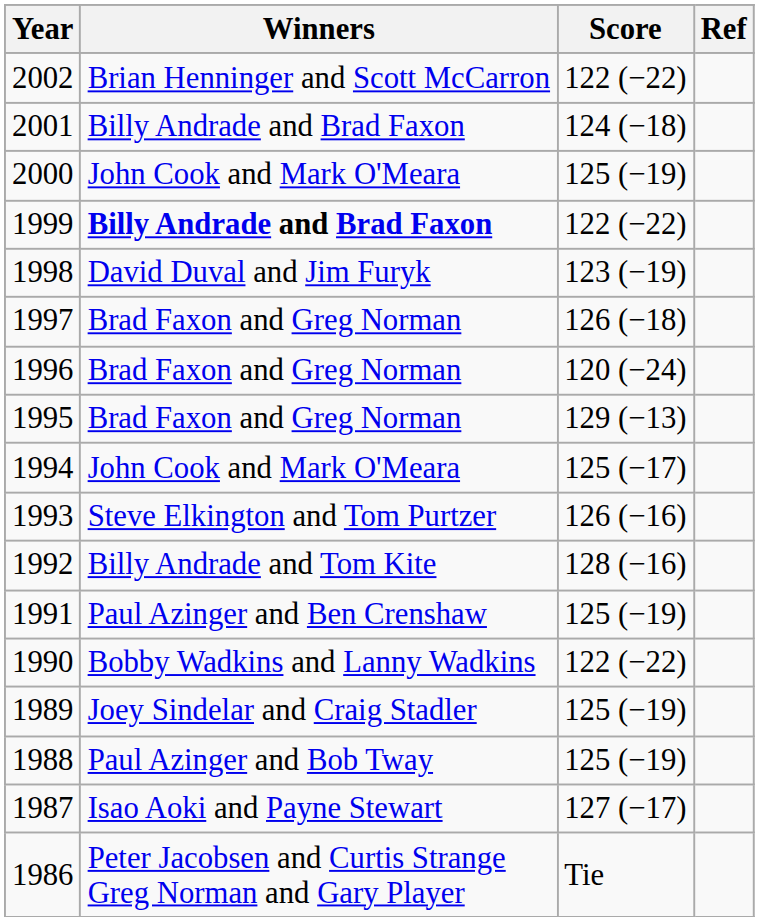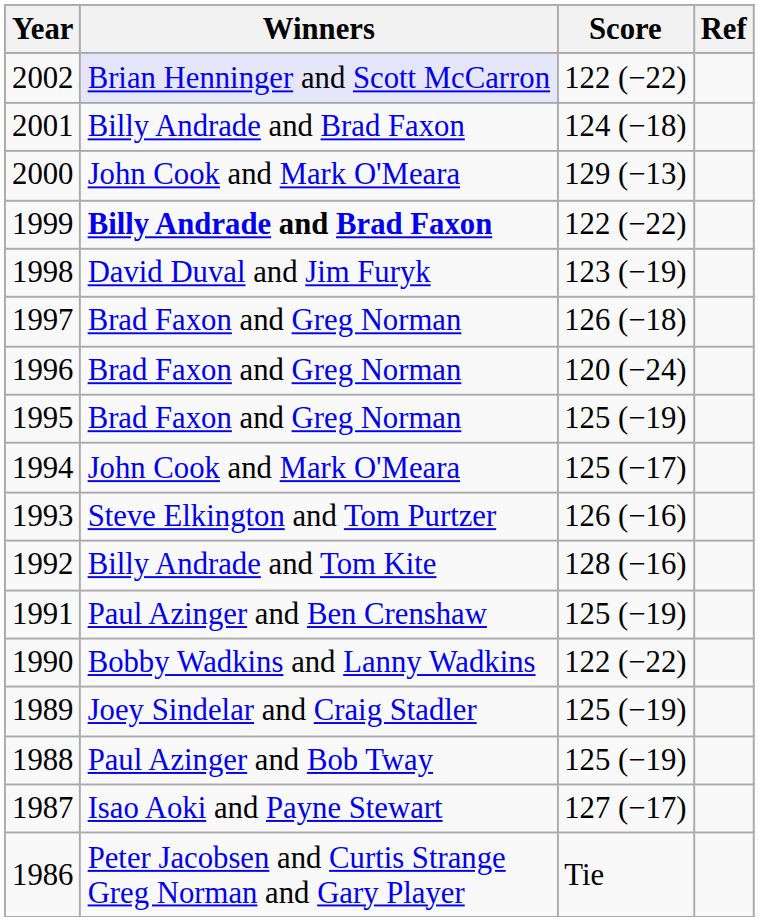(319, 77) no background -> (319, 77) lavender background
(625, 175) 125 (−19) -> (625, 175) 129 (−13)
(625, 418) 129 (−13) -> (625, 418) 125 (−19)
